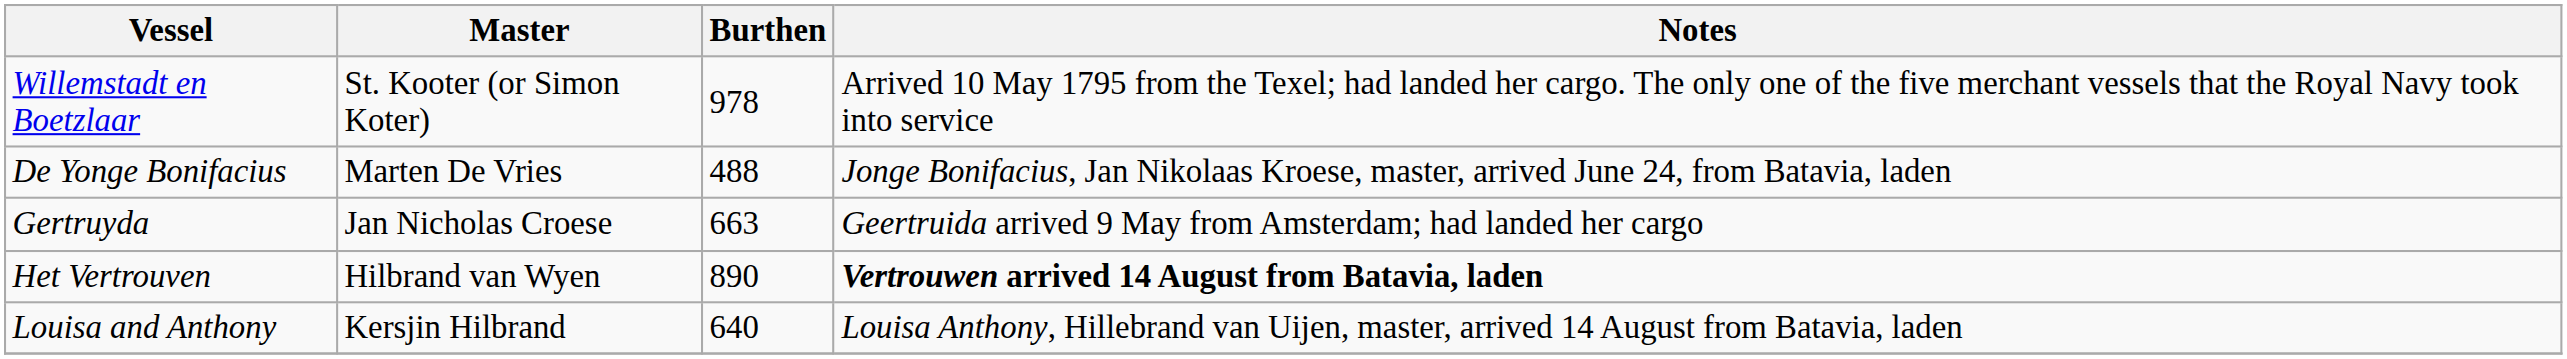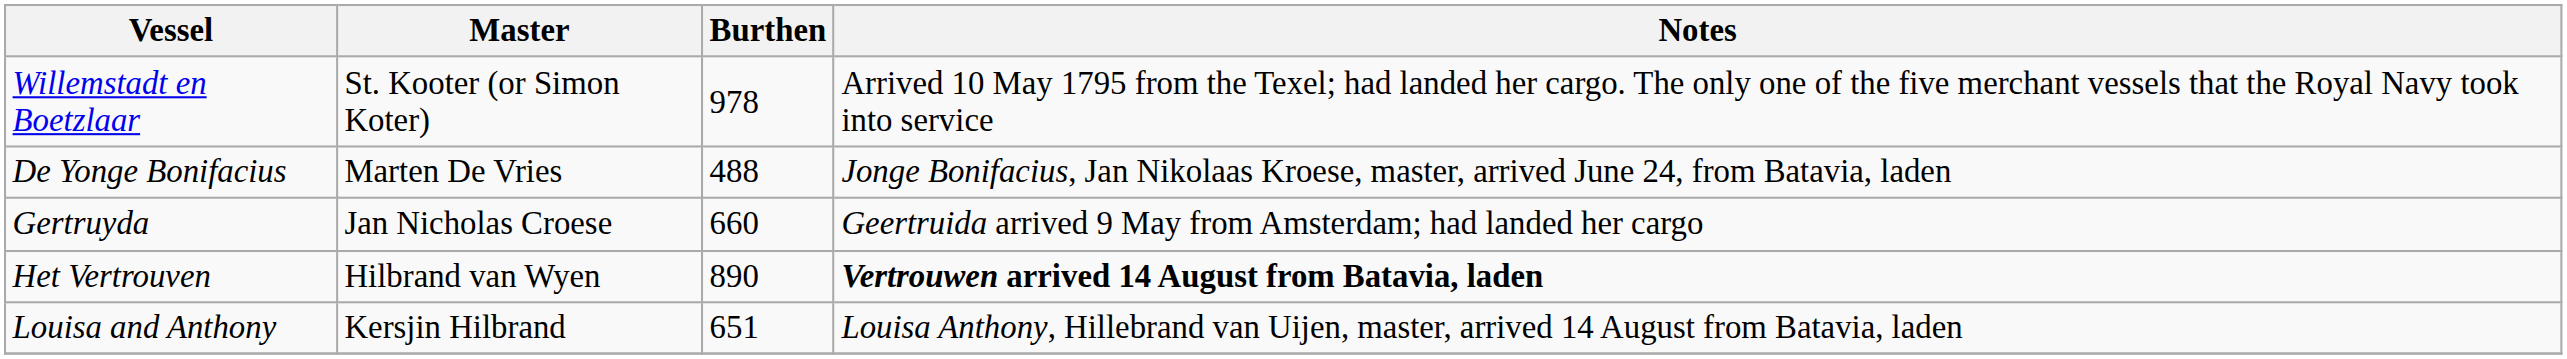(734, 223) 663 -> (734, 223) 660
(734, 327) 640 -> (734, 327) 651
